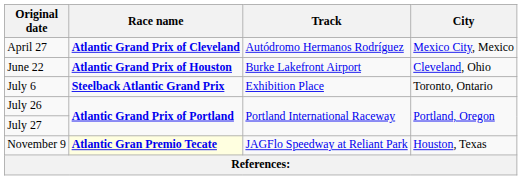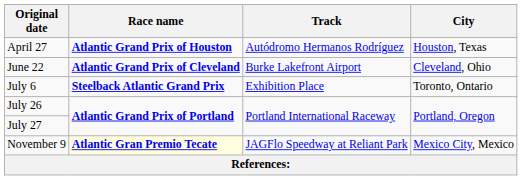(156, 47) Atlantic Grand Prix of Cleveland -> (152, 47) Atlantic Grand Prix of Houston
(464, 47) Mexico City, Mexico -> (450, 47) Houston, Texas
(152, 66) Atlantic Grand Prix of Houston -> (156, 66) Atlantic Grand Prix of Cleveland
(450, 144) Houston, Texas -> (464, 144) Mexico City, Mexico
